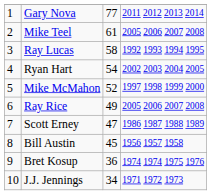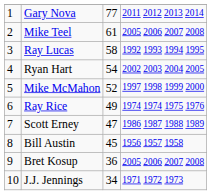(163, 106) 2005 2006 2007 2008 -> (163, 106) 1974 1974 1975 1976
(163, 161) 1974 1974 1975 1976 -> (163, 161) 2005 2006 2007 2008
